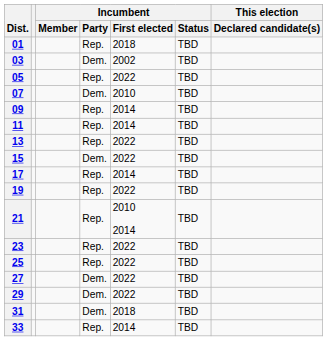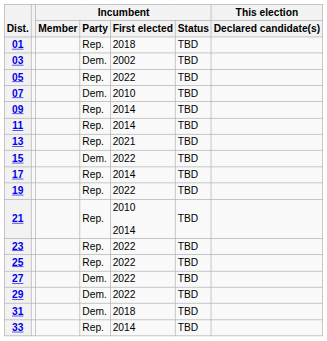(124, 142) 2022 -> (124, 142) 2021
